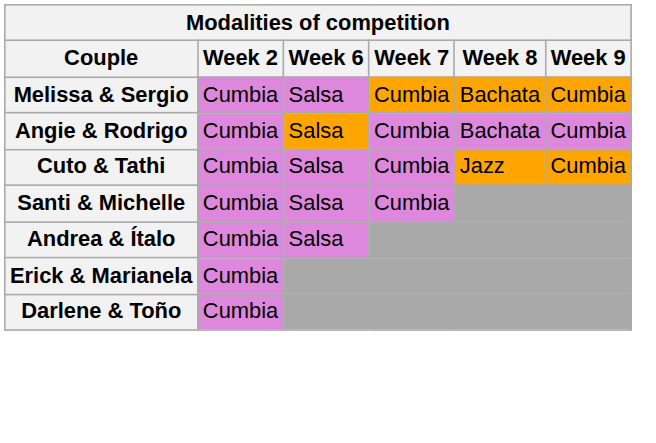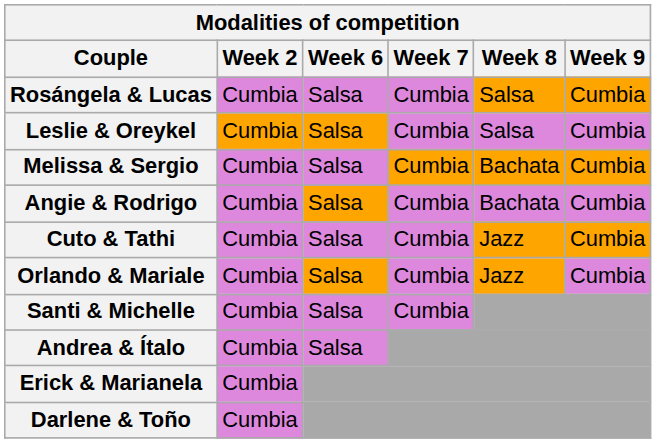+ row: (111, 94)
+ row: (111, 130)
+ row: (111, 275)
